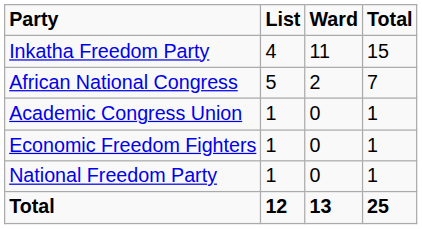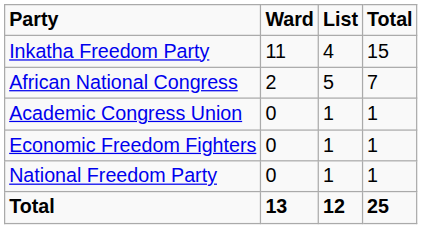columns swapped: (334, 20) <-> (283, 20)
